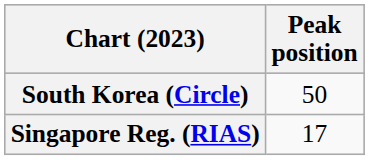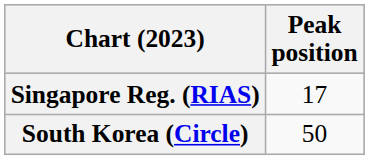rows swapped: (135, 133) <-> (135, 93)
